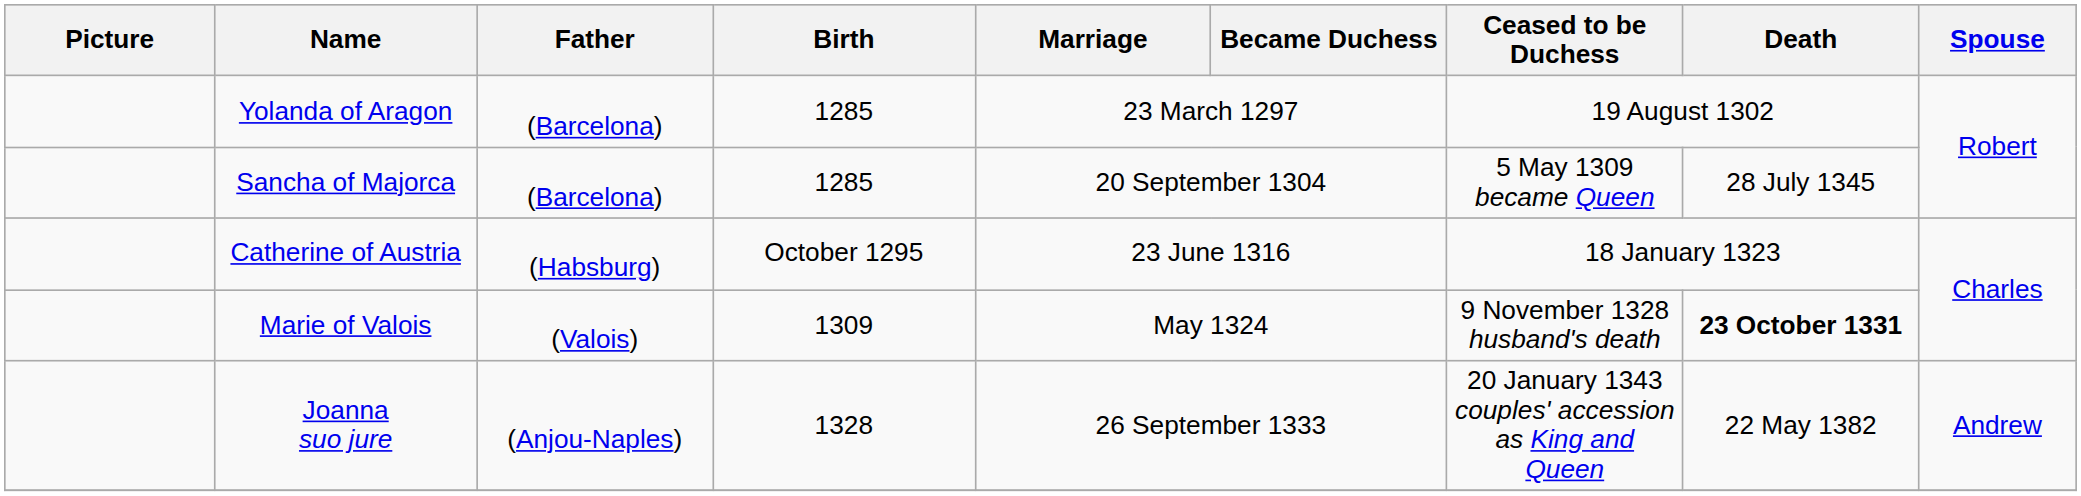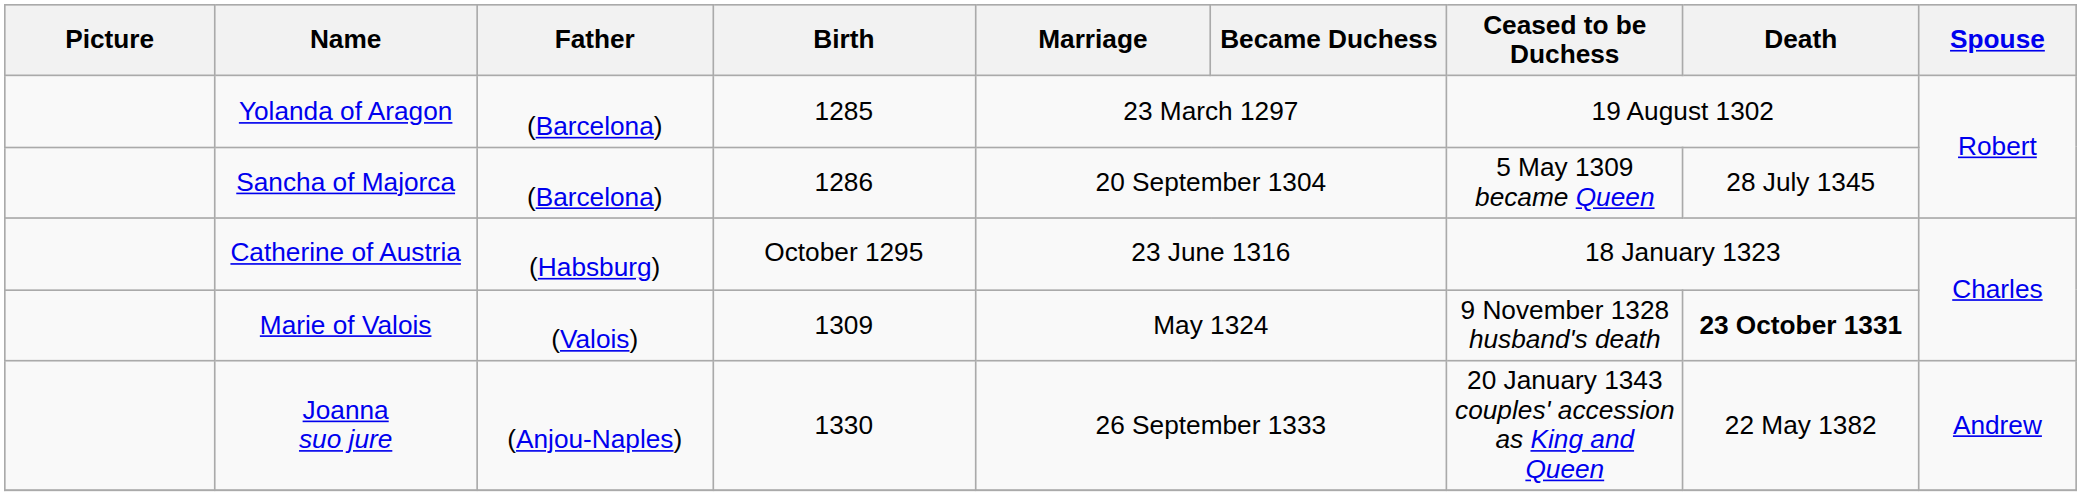(844, 182) 1285 -> (844, 182) 1286
(844, 425) 1328 -> (844, 425) 1330
